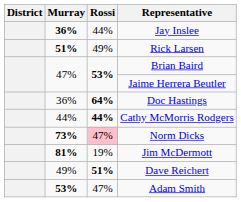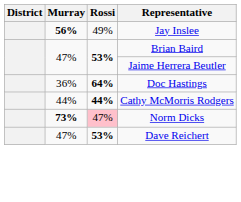(66, 30) 36% -> (66, 30) 56%
(103, 30) 44% -> (103, 30) 49%
- row: (177, 48)
- row: (177, 153)
(66, 170) 49% -> (66, 135) 47%
(103, 170) 51% -> (103, 135) 53%
- row: (177, 188)
